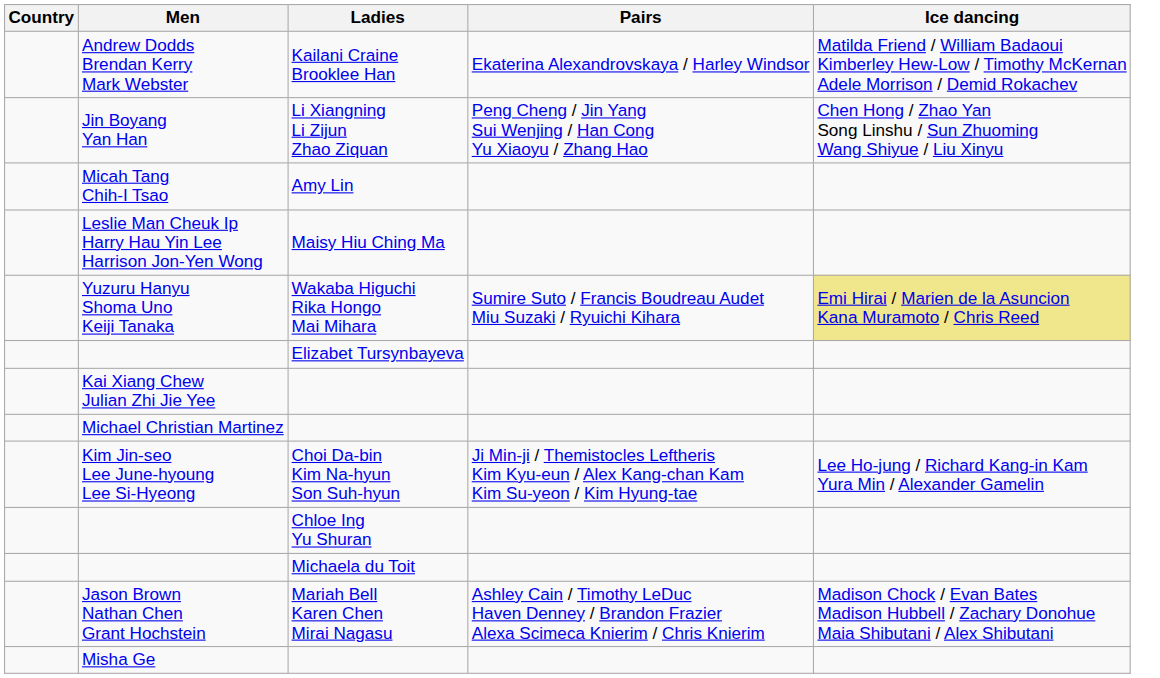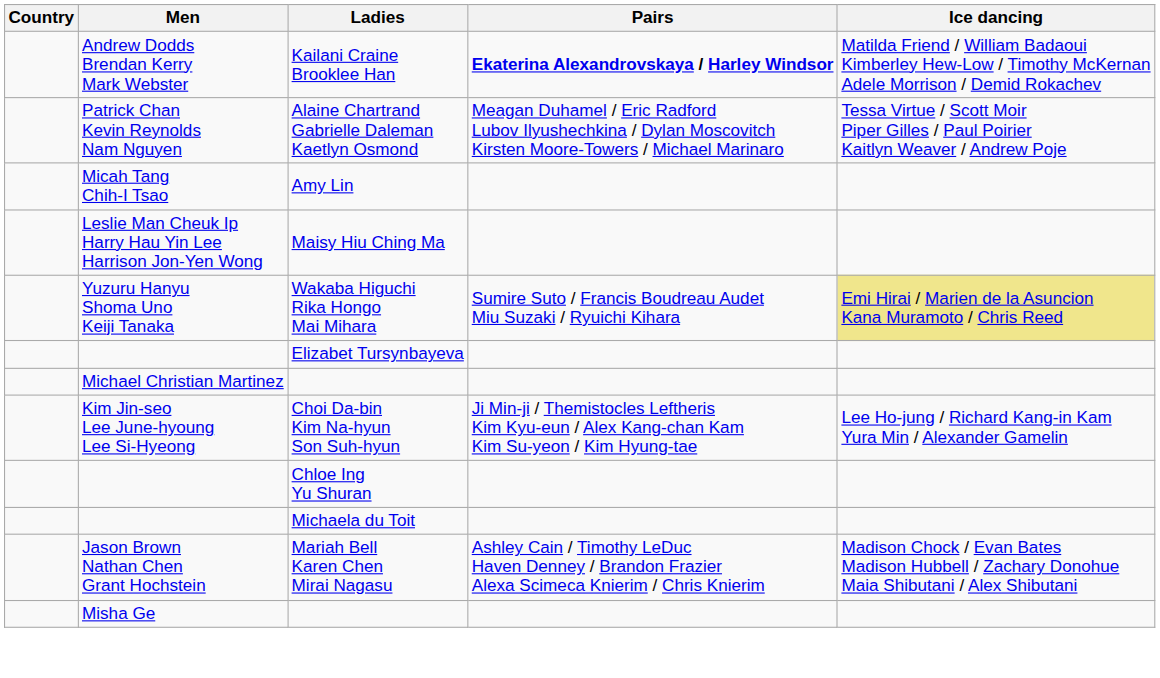(641, 64) normal -> (653, 64) bold
+ row: (141, 130)
- row: (124, 130)
- row: (149, 391)
